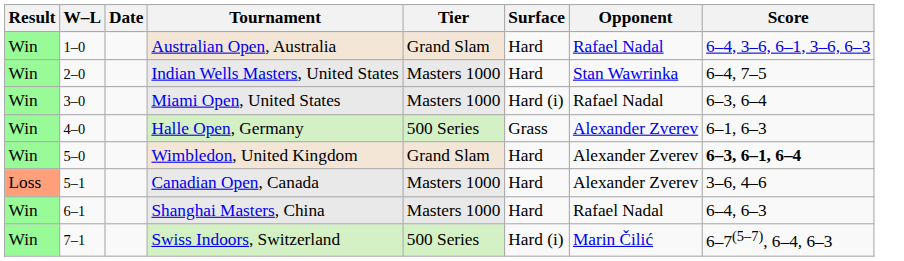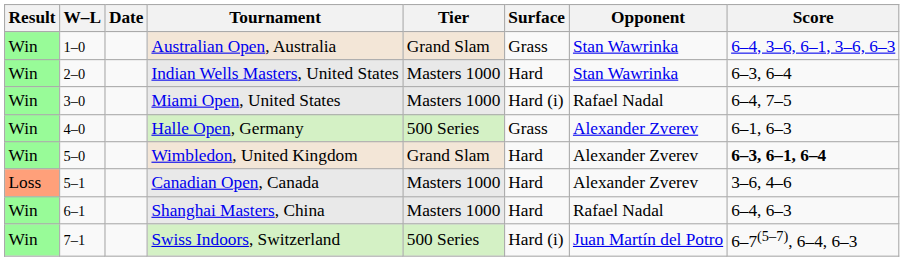(526, 45) Hard -> (528, 45) Grass
(618, 45) Rafael Nadal -> (626, 45) Stan Wawrinka
(736, 73) 6–4, 7–5 -> (761, 73) 6–3, 6–4
(736, 100) 6–3, 6–4 -> (761, 100) 6–4, 7–5
(613, 239) Marin Čilić -> (648, 239) Juan Martín del Potro
